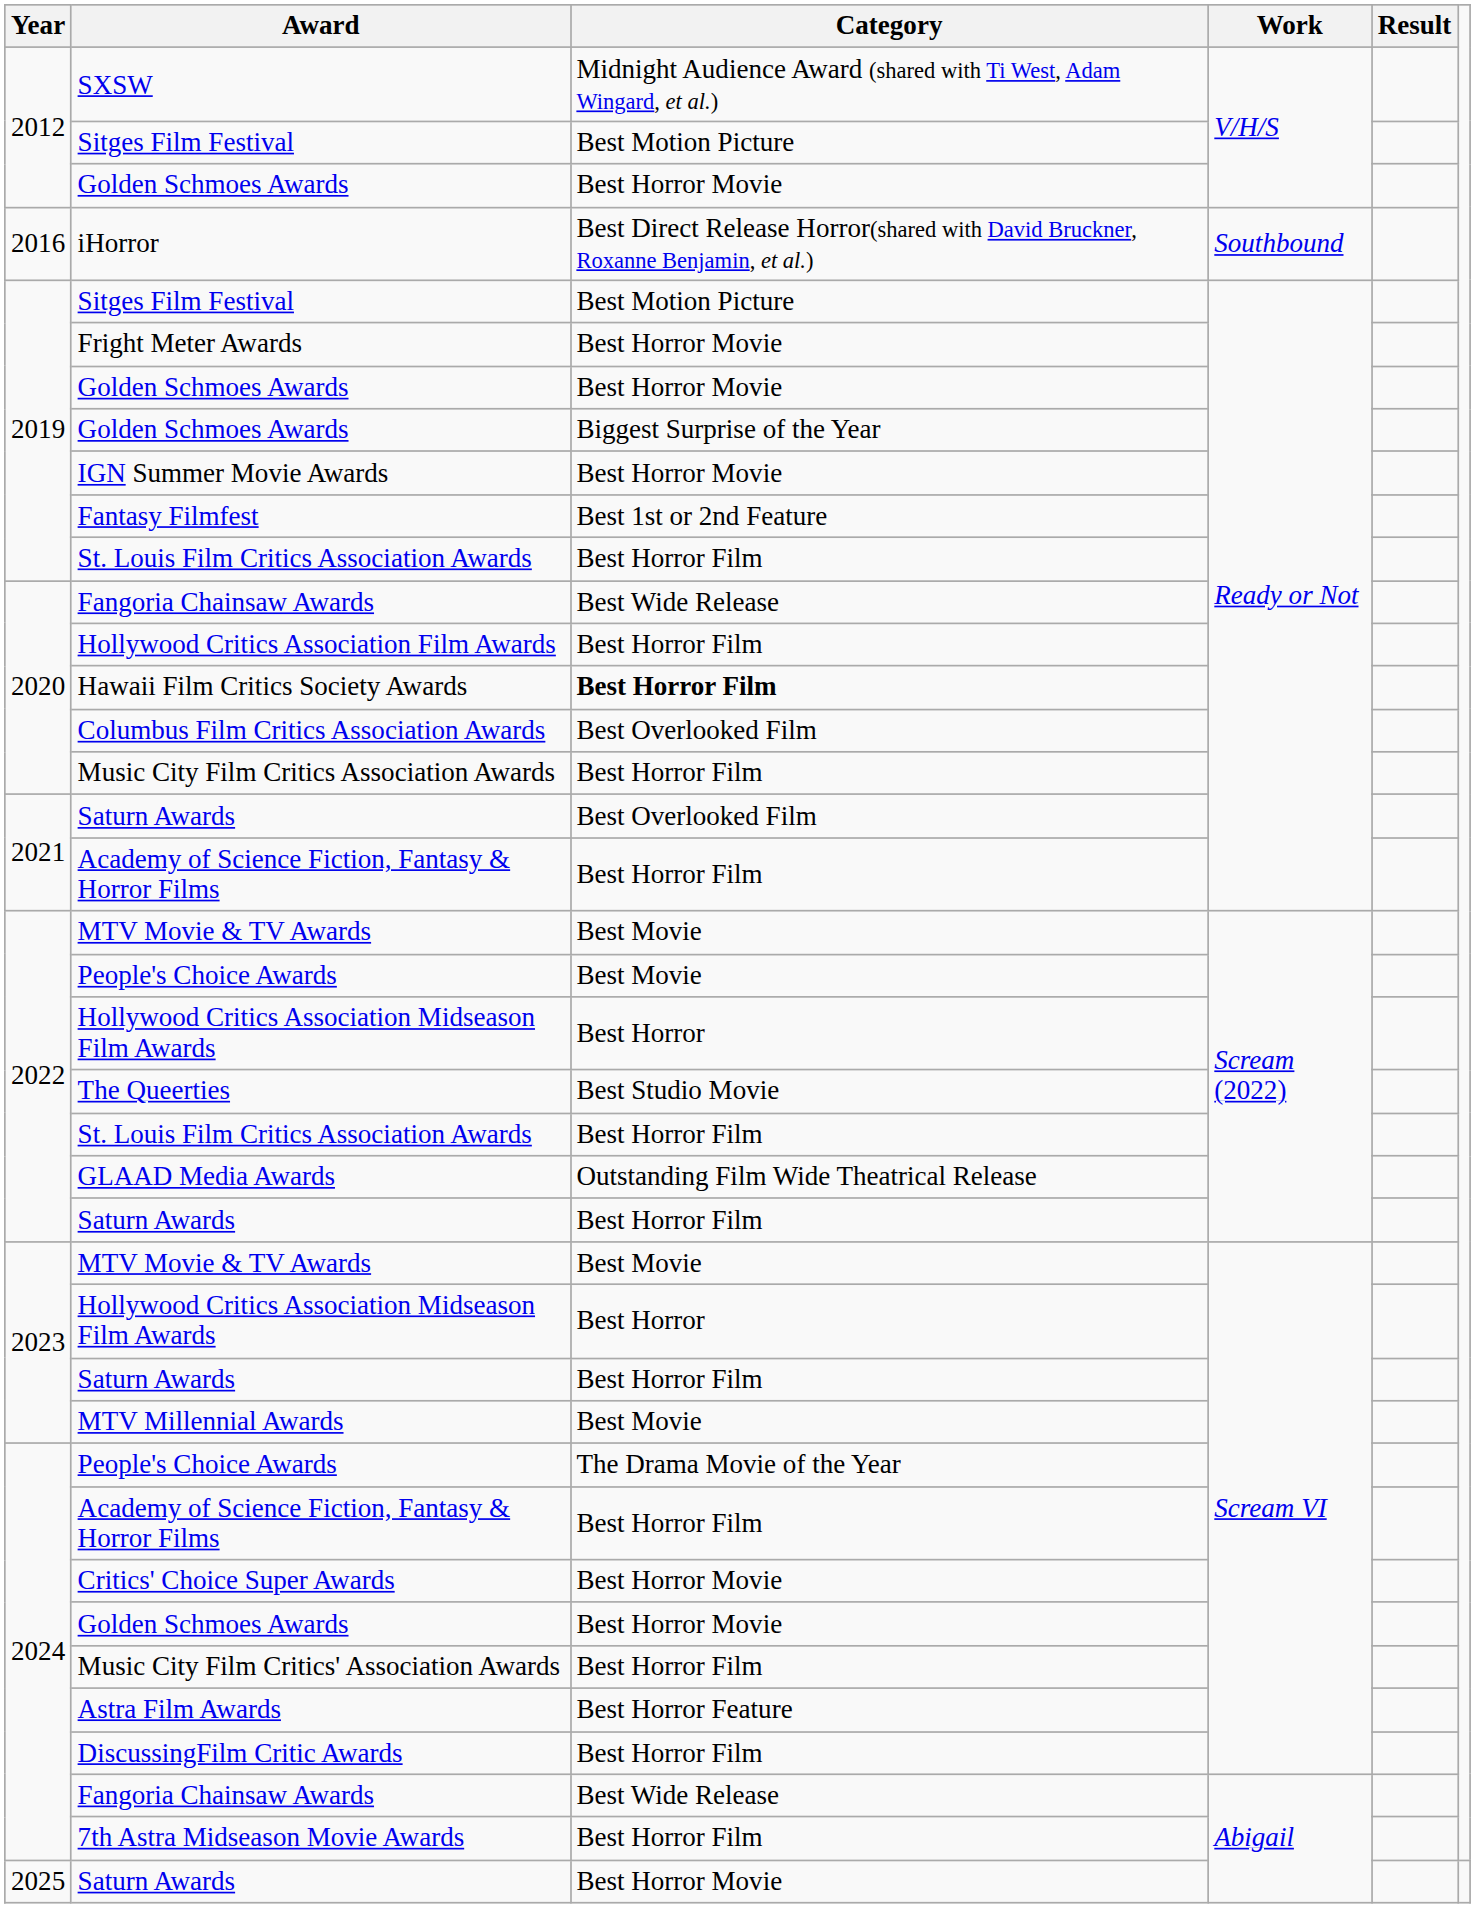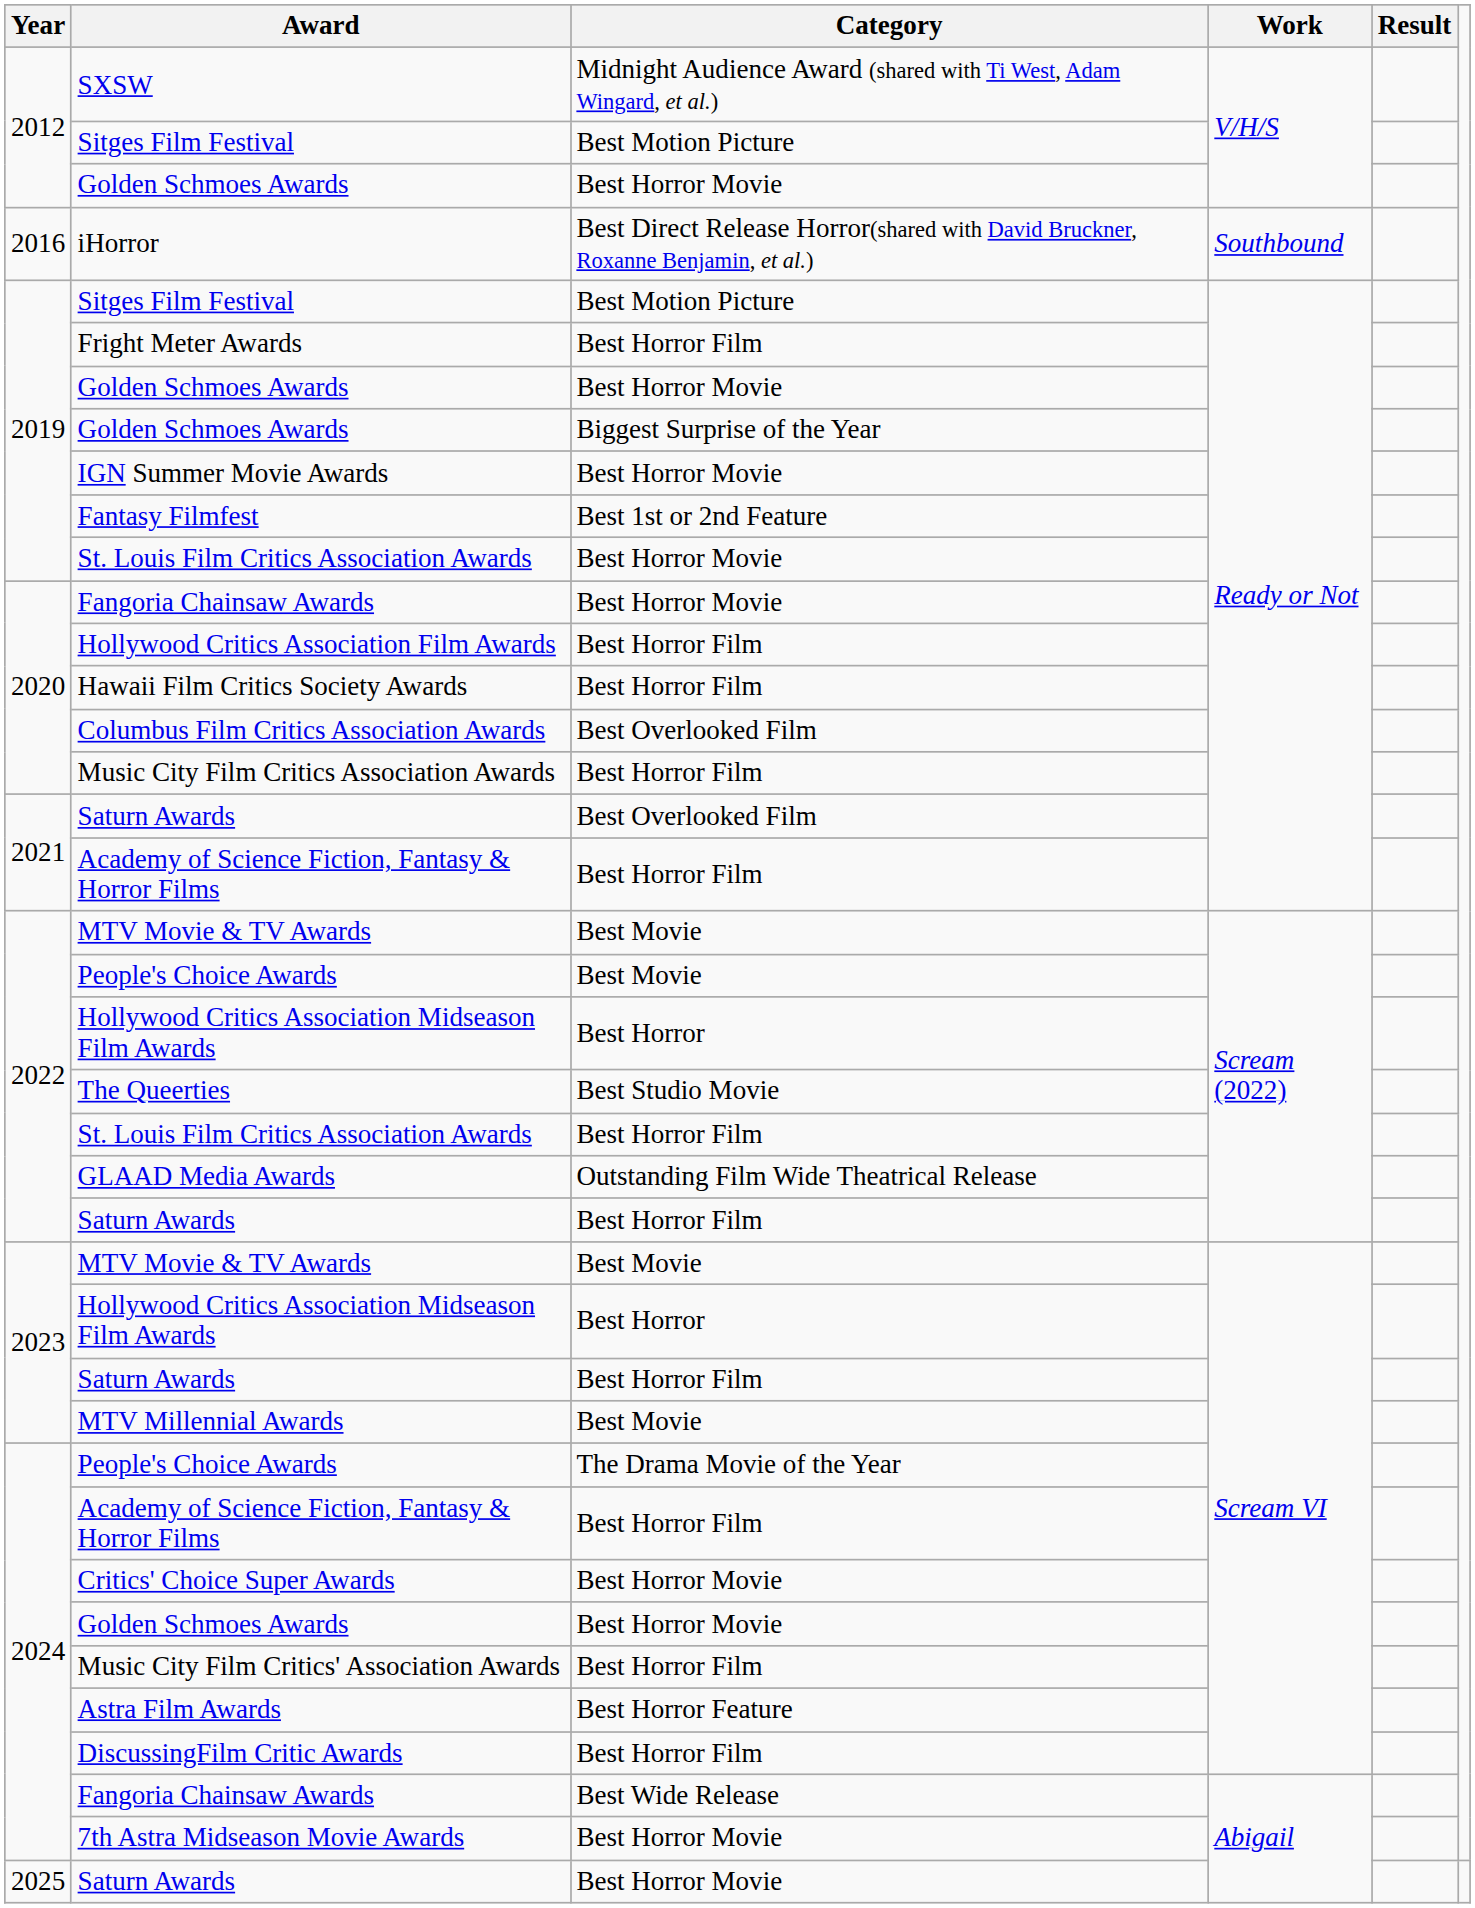(679, 344) Best Horror Movie -> (670, 344) Best Horror Film
(670, 558) Best Horror Film -> (679, 558) Best Horror Movie
(678, 601) Best Wide Release -> (679, 601) Best Horror Movie
(677, 687) bold -> (670, 687) normal
(670, 1838) Best Horror Film -> (679, 1838) Best Horror Movie
